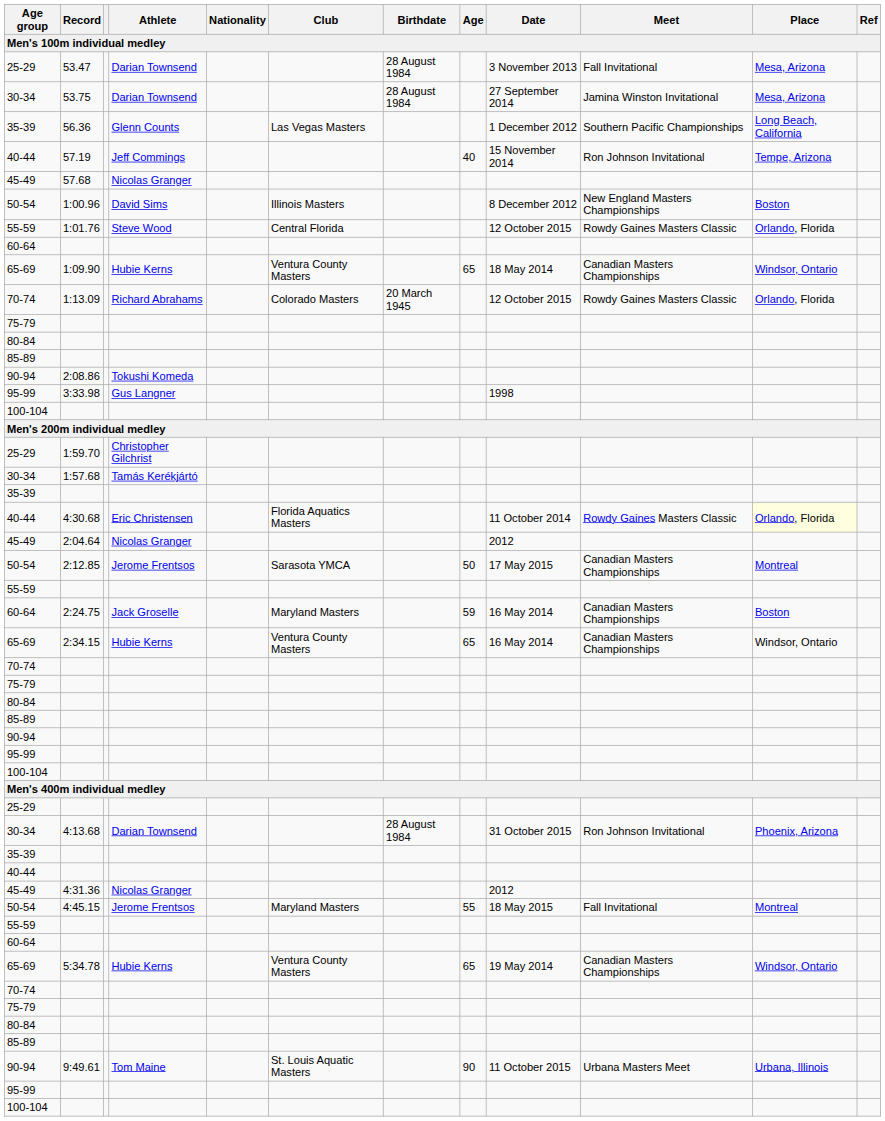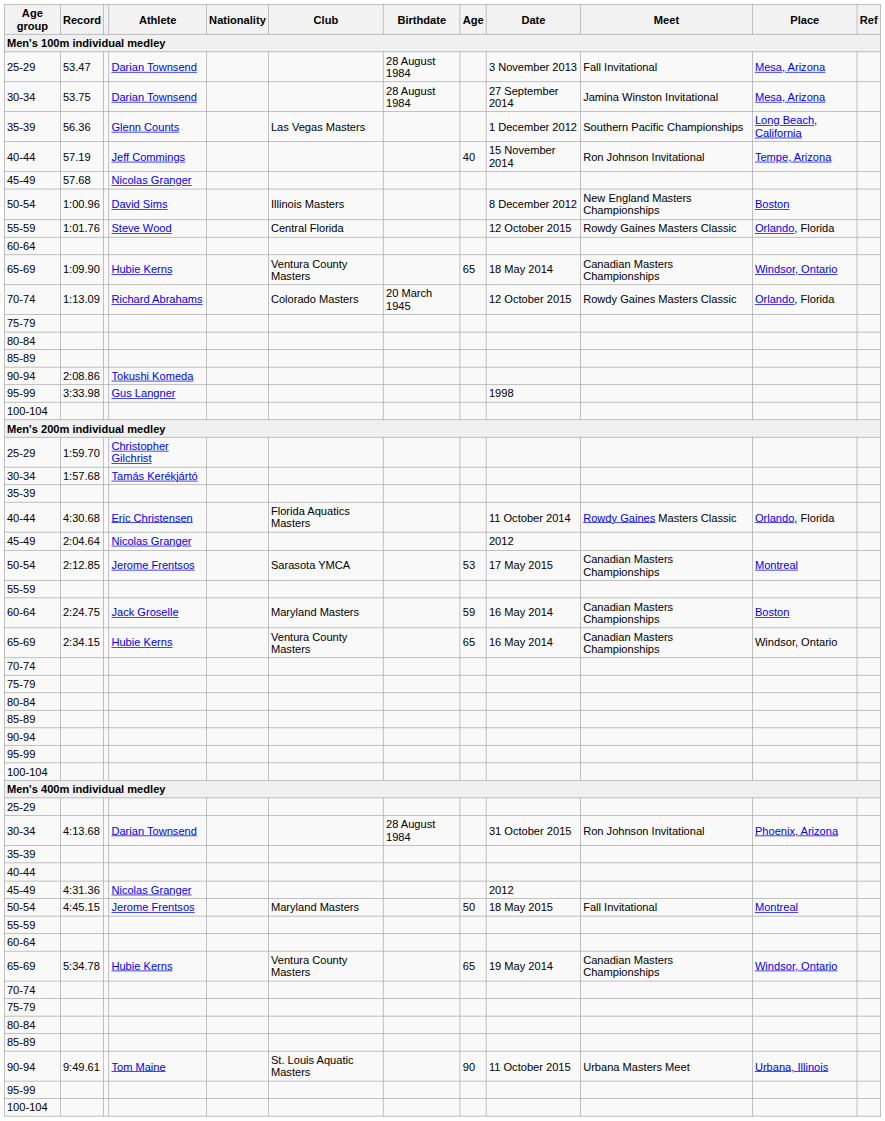(795, 518) lightyellow background -> (795, 518) no background
(469, 565) 50 -> (469, 565) 53
(469, 907) 55 -> (469, 907) 50
